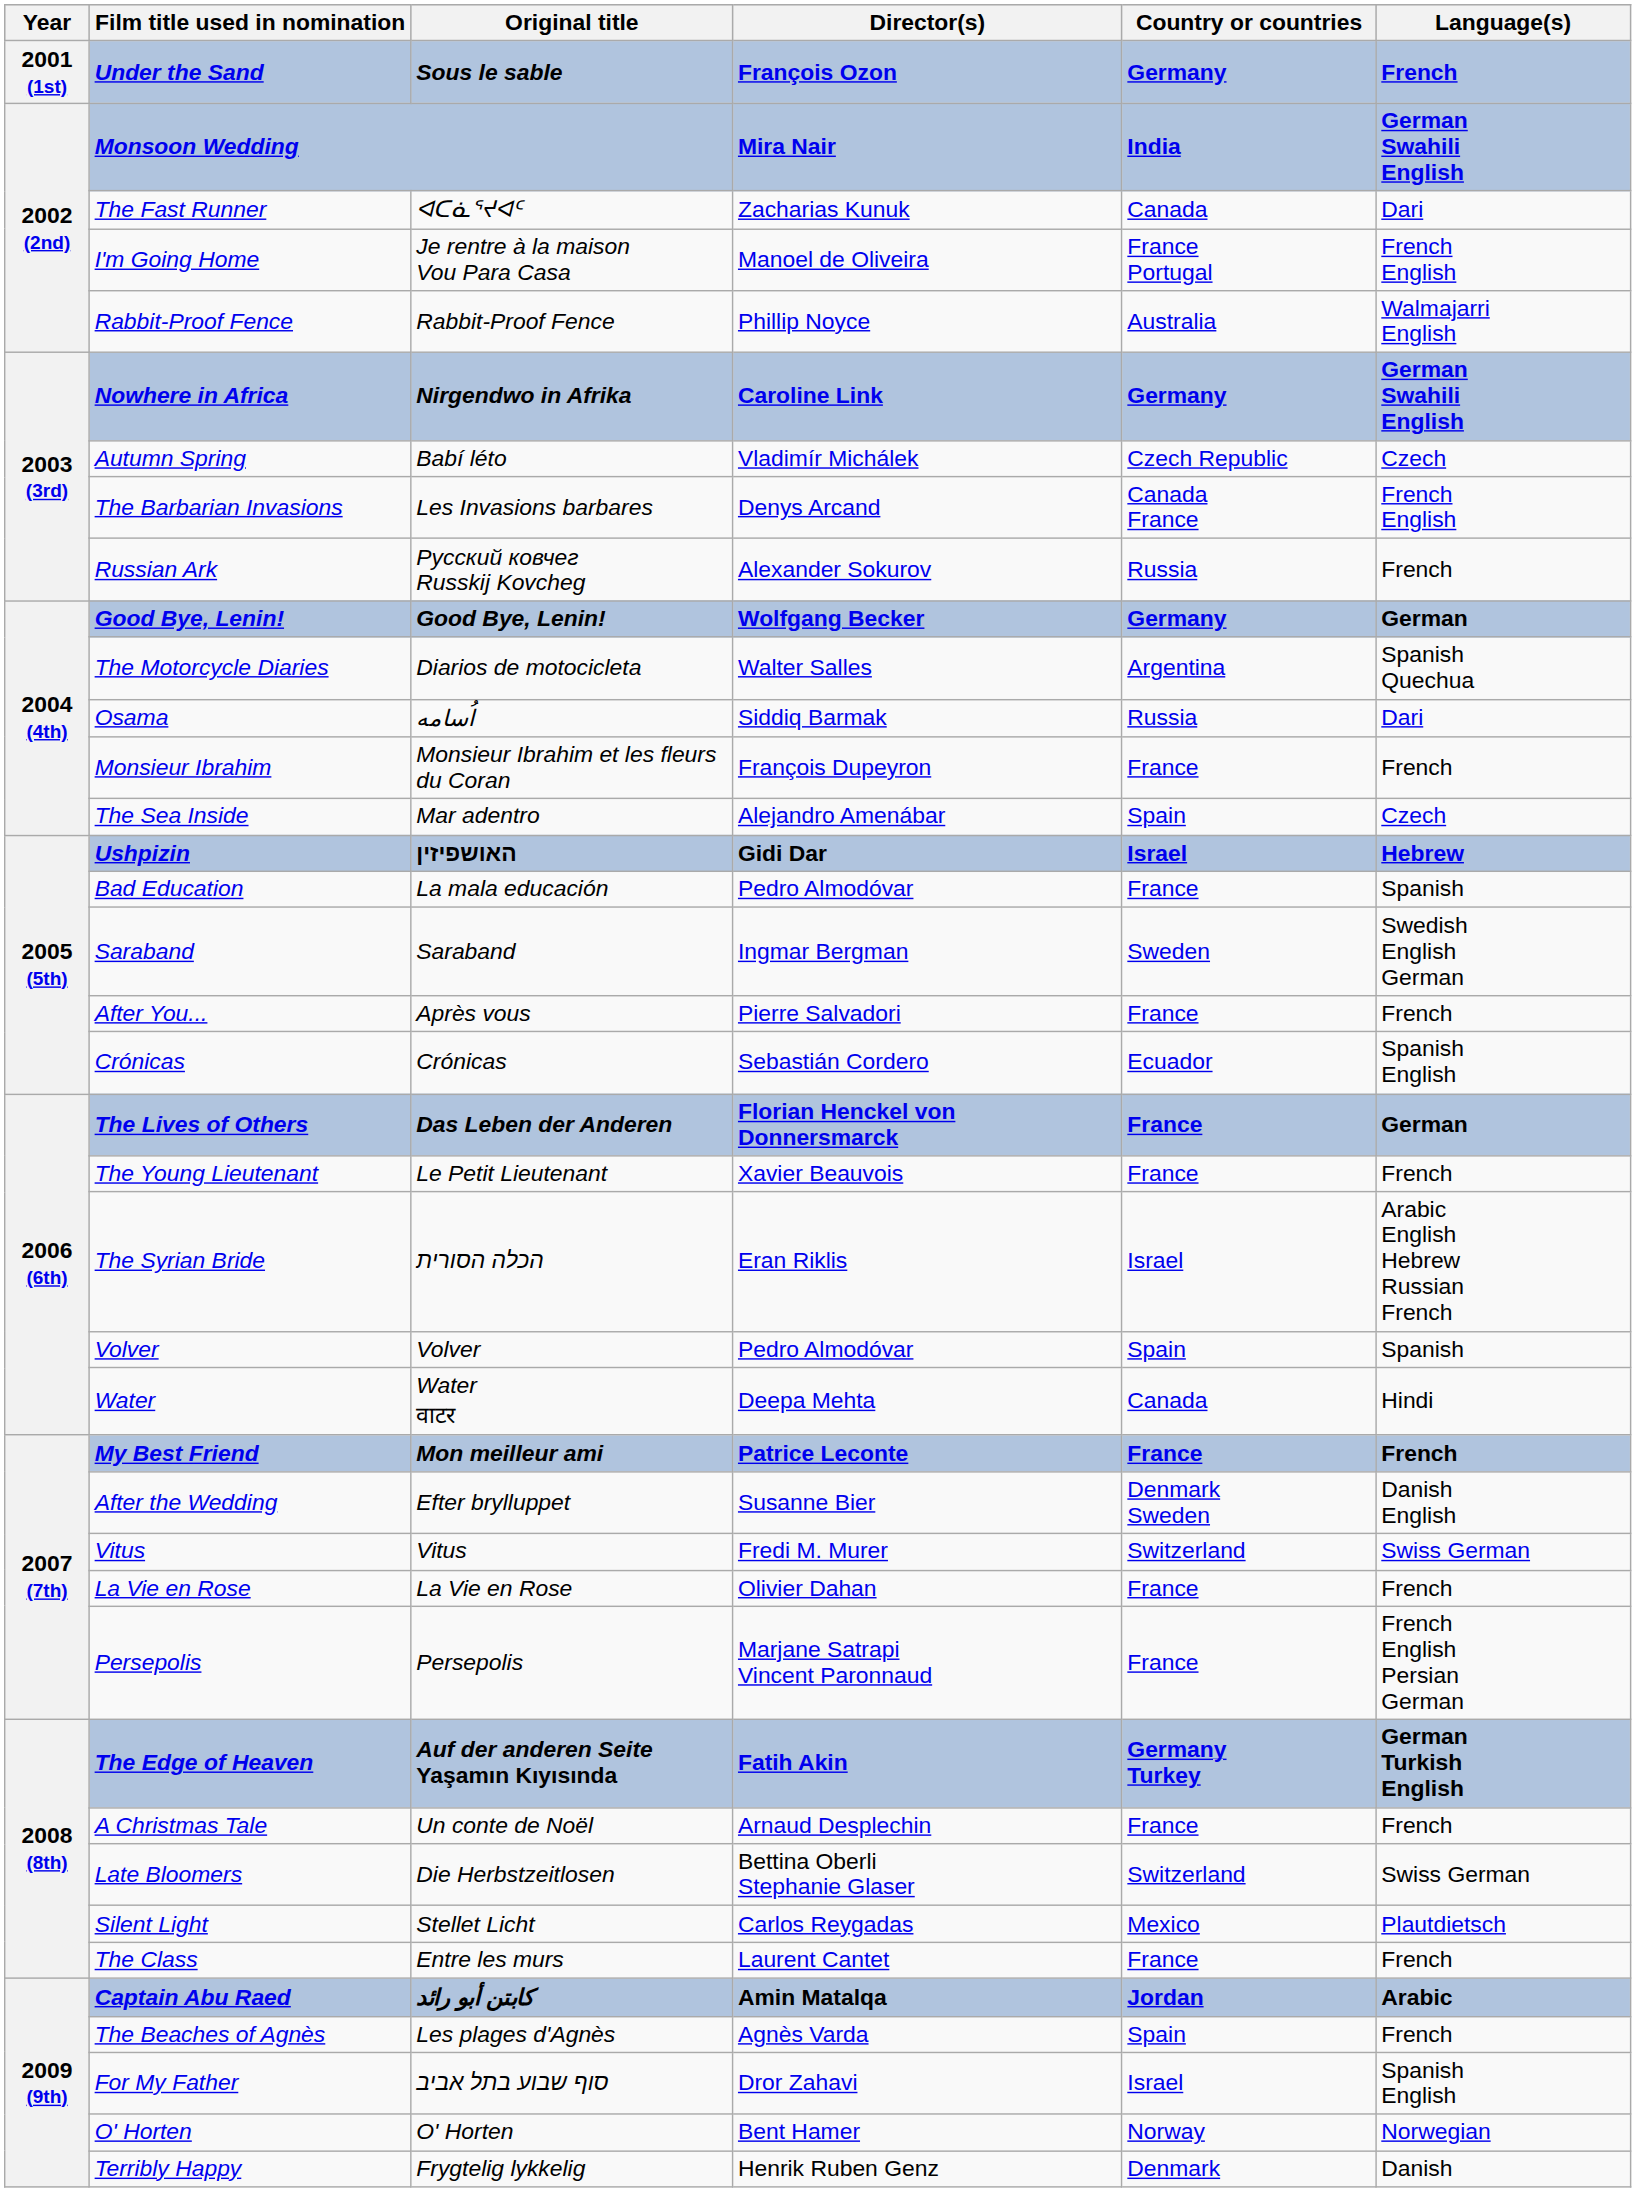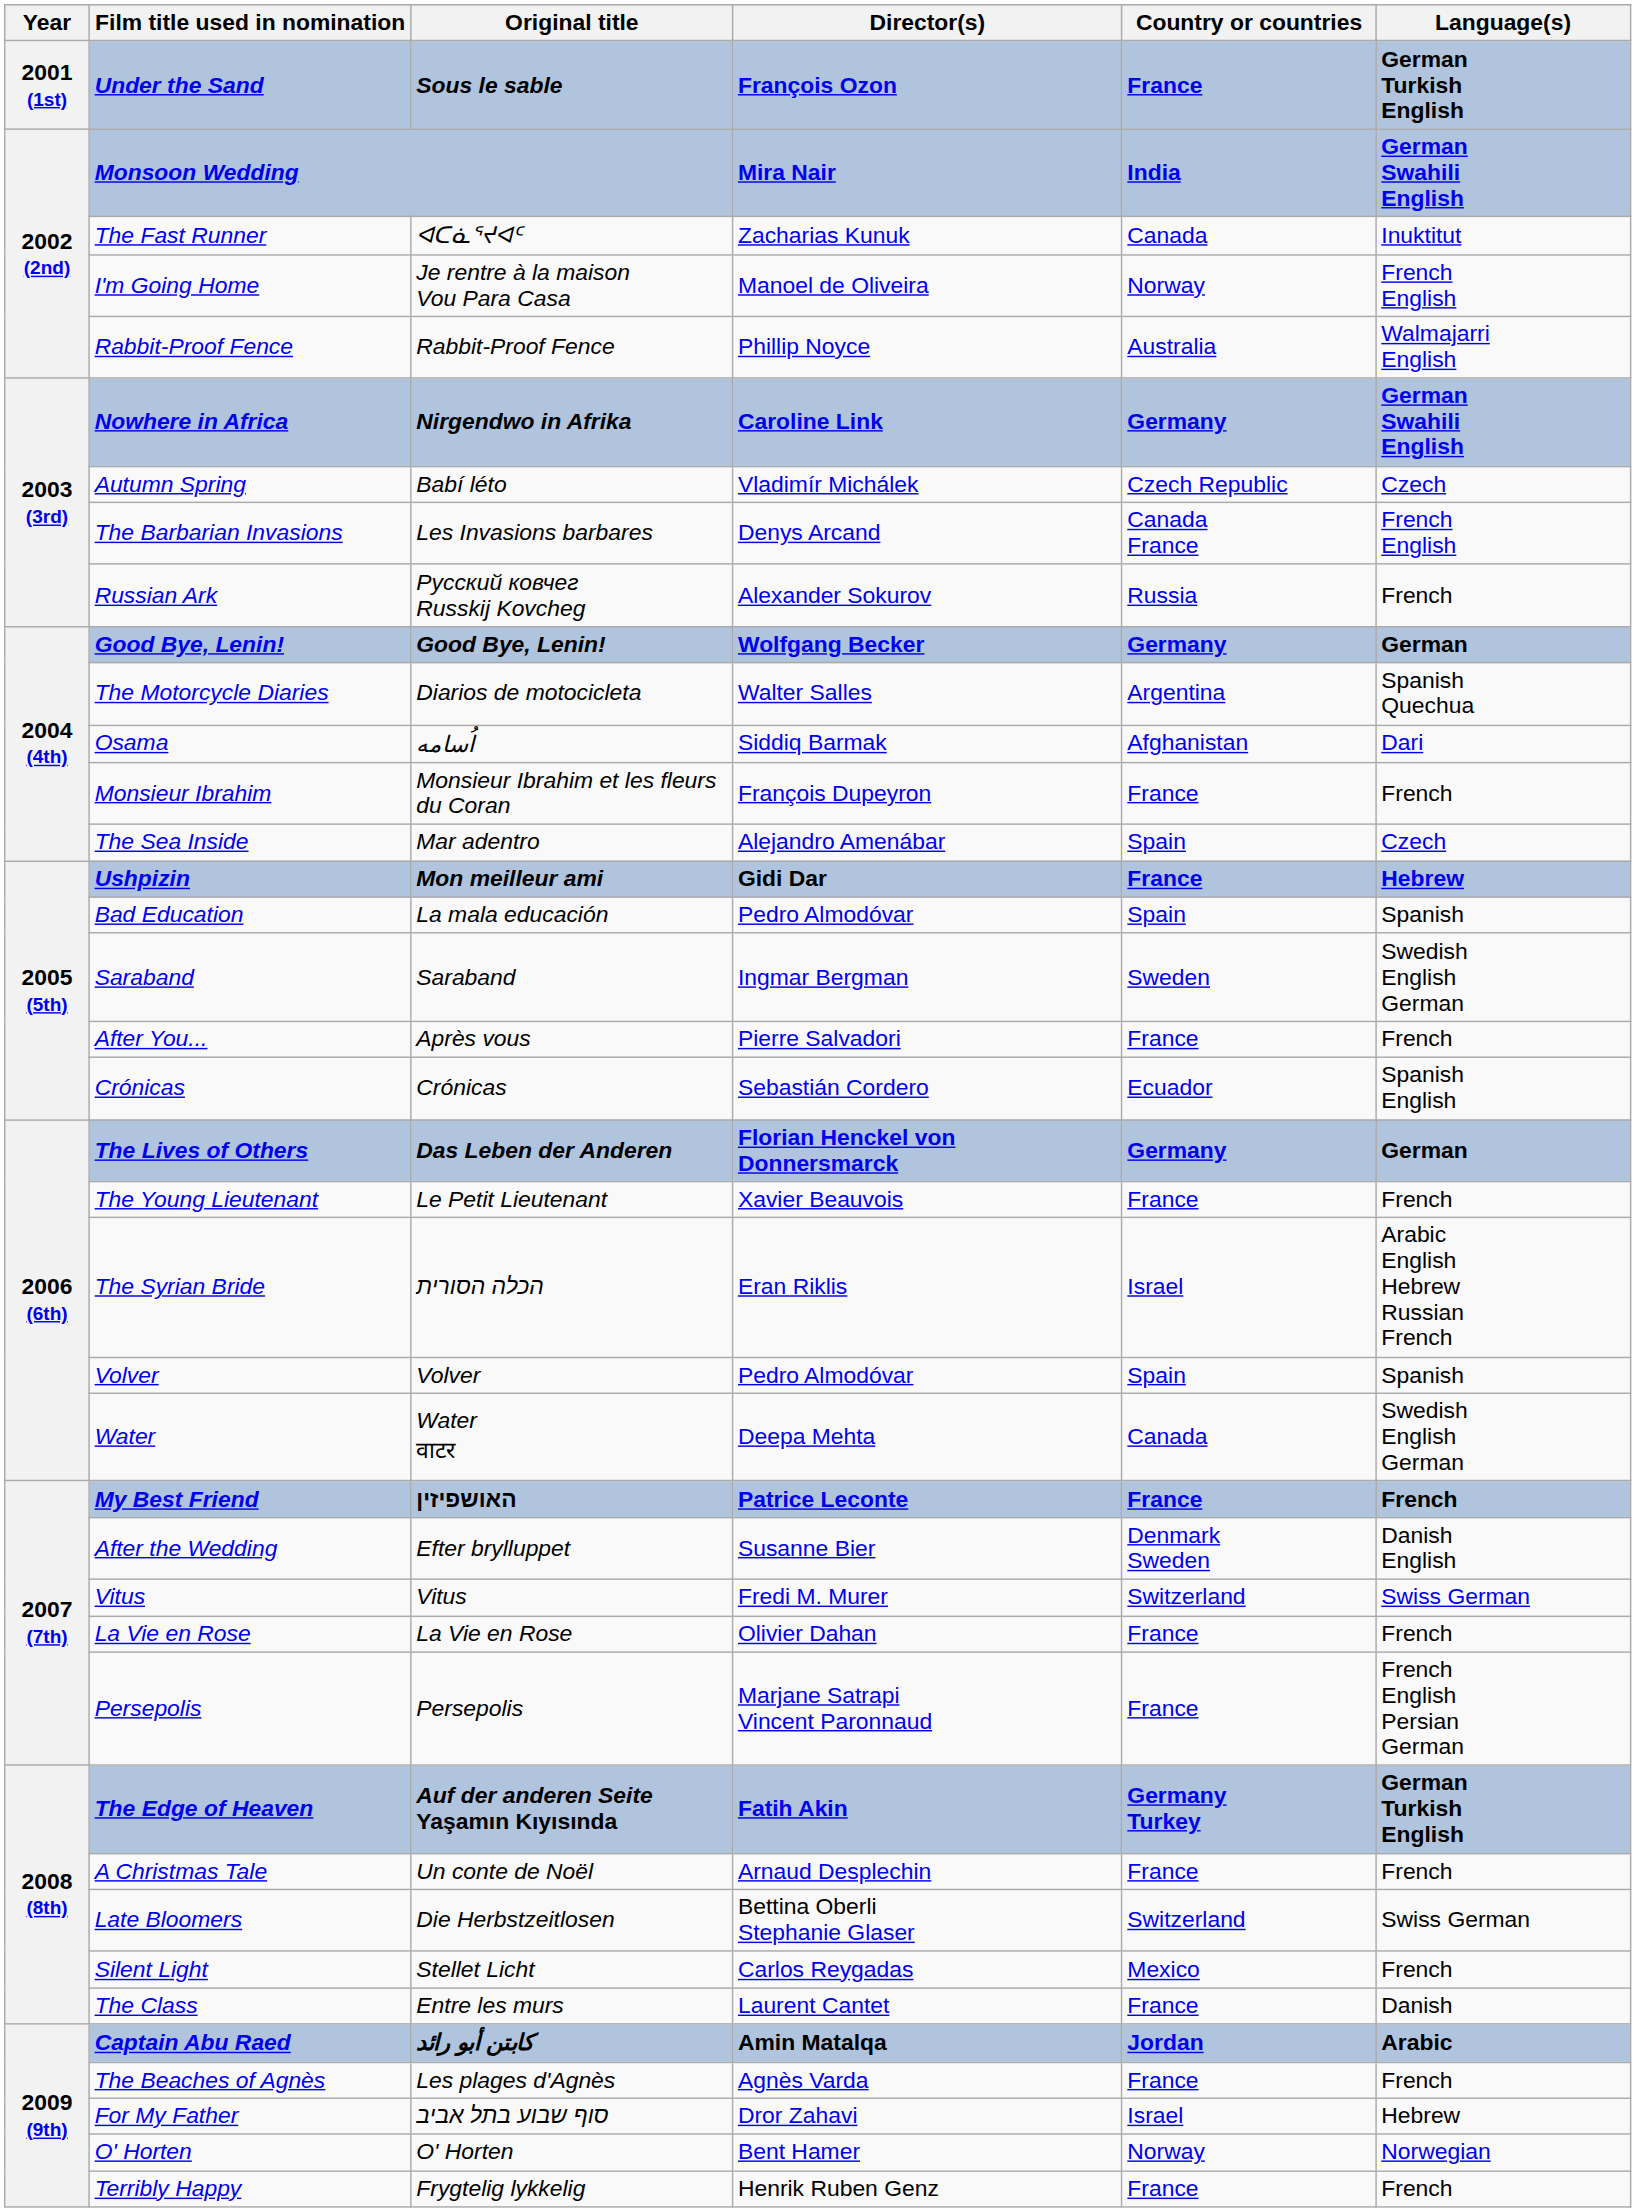(1177, 71) Germany -> (1165, 84) France
(1419, 71) French -> (1425, 84) German Turkish English
(1402, 209) Dari -> (1421, 235) Inuktitut
(1170, 259) France Portugal -> (1166, 285) Norway
(1162, 717) Russia -> (1188, 743) Afghanistan
(466, 852) האושפיזין -> (510, 878) Mon meilleur ami
(1157, 852) Israel -> (1165, 878) France
(1163, 889) France -> (1157, 914) Spain
(1165, 1124) France -> (1177, 1150) Germany
(1407, 1401) Hindi -> (1425, 1436) Swedish English German
(510, 1453) Mon meilleur ami -> (466, 1498) האושפיזין
(1444, 1923) Plautdietsch -> (1417, 1969) French
(1417, 1959) French -> (1417, 2005) Danish
(1157, 2033) Spain -> (1163, 2079) France
(1423, 2083) Spanish English -> (1421, 2115) Hebrew
(1174, 2168) Denmark -> (1163, 2188) France
(1417, 2168) Danish -> (1417, 2188) French
